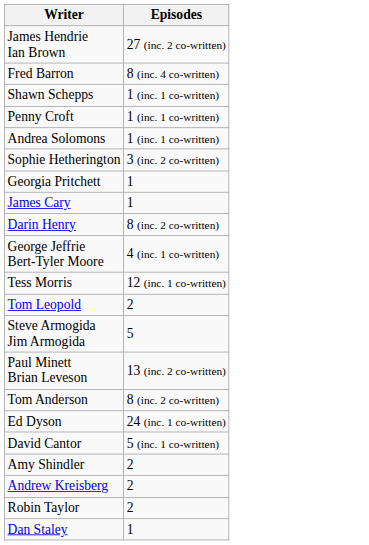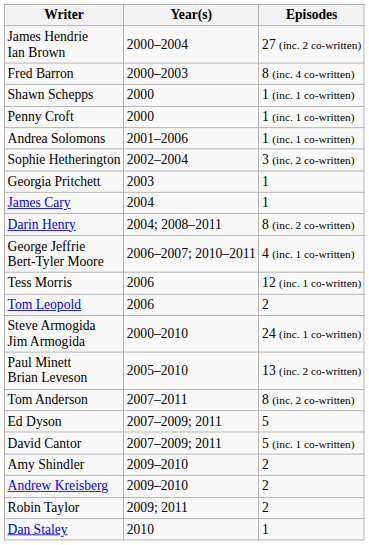+ column: (191, 15)
(130, 333) 5 -> (312, 333) 24 (inc. 1 co-written)
(176, 421) 24 (inc. 1 co-written) -> (266, 421) 5
